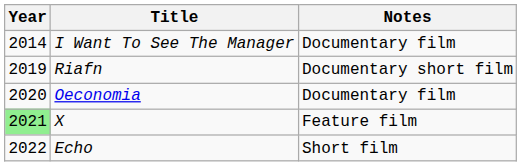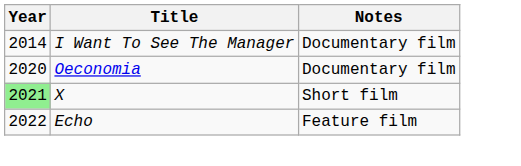- row: (78, 70)
(360, 122) Feature film -> (350, 96) Short film
(350, 148) Short film -> (360, 122) Feature film
